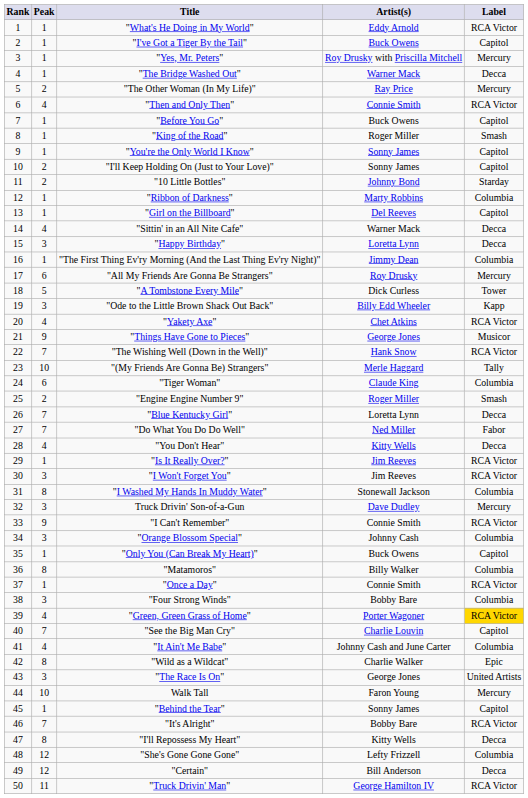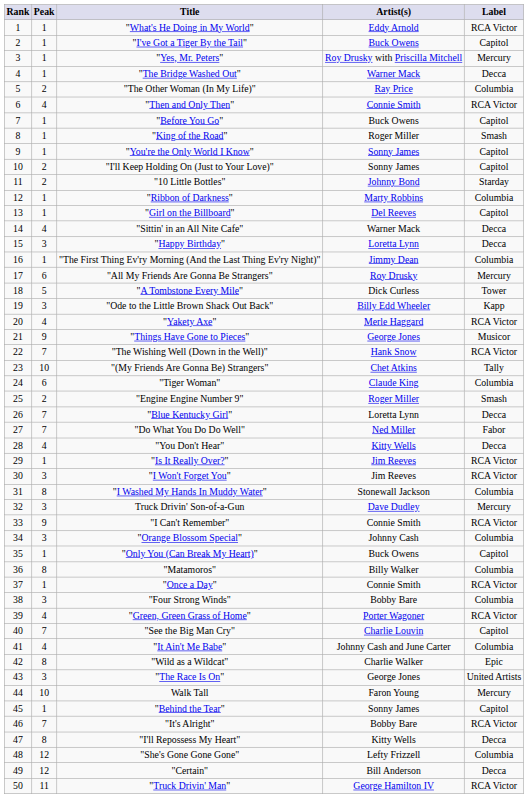(494, 89) Mercury -> (494, 89) Columbia
(394, 321) Chet Atkins -> (394, 321) Merle Haggard
(394, 368) Merle Haggard -> (394, 368) Chet Atkins
(494, 615) gold background -> (494, 615) no background
